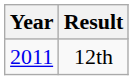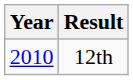(32, 56) 2011 -> (32, 56) 2010
